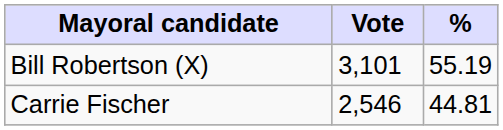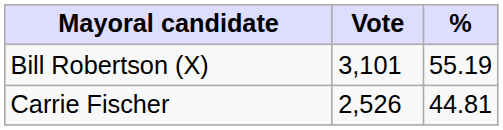(370, 104) 2,546 -> (370, 104) 2,526
